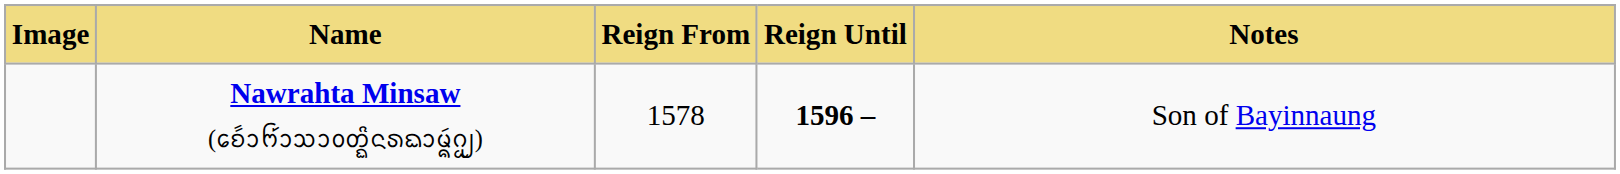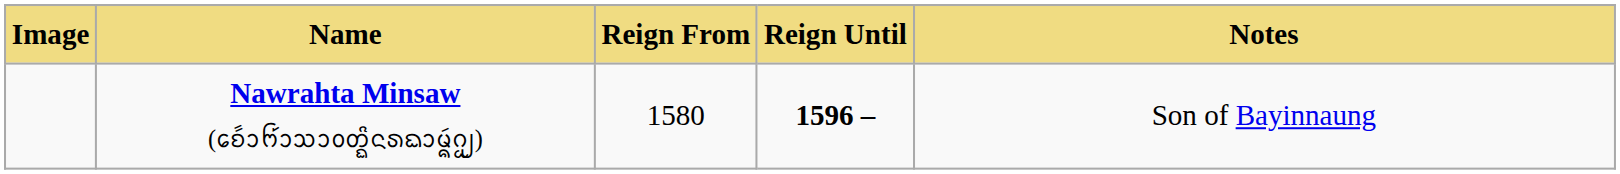(676, 116) 1578 -> (676, 116) 1580
